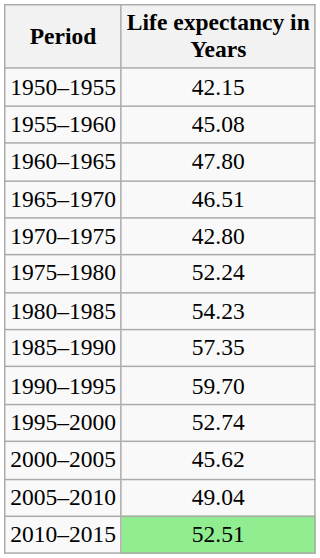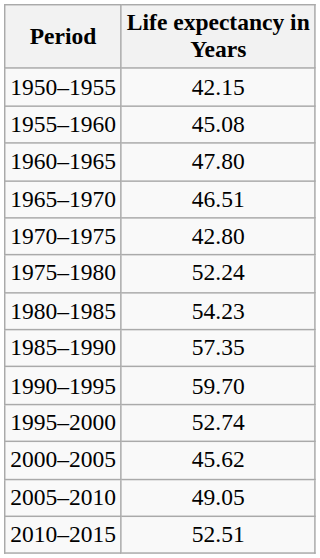(218, 497) 49.04 -> (218, 497) 49.05
(218, 534) lightgreen background -> (218, 534) no background
